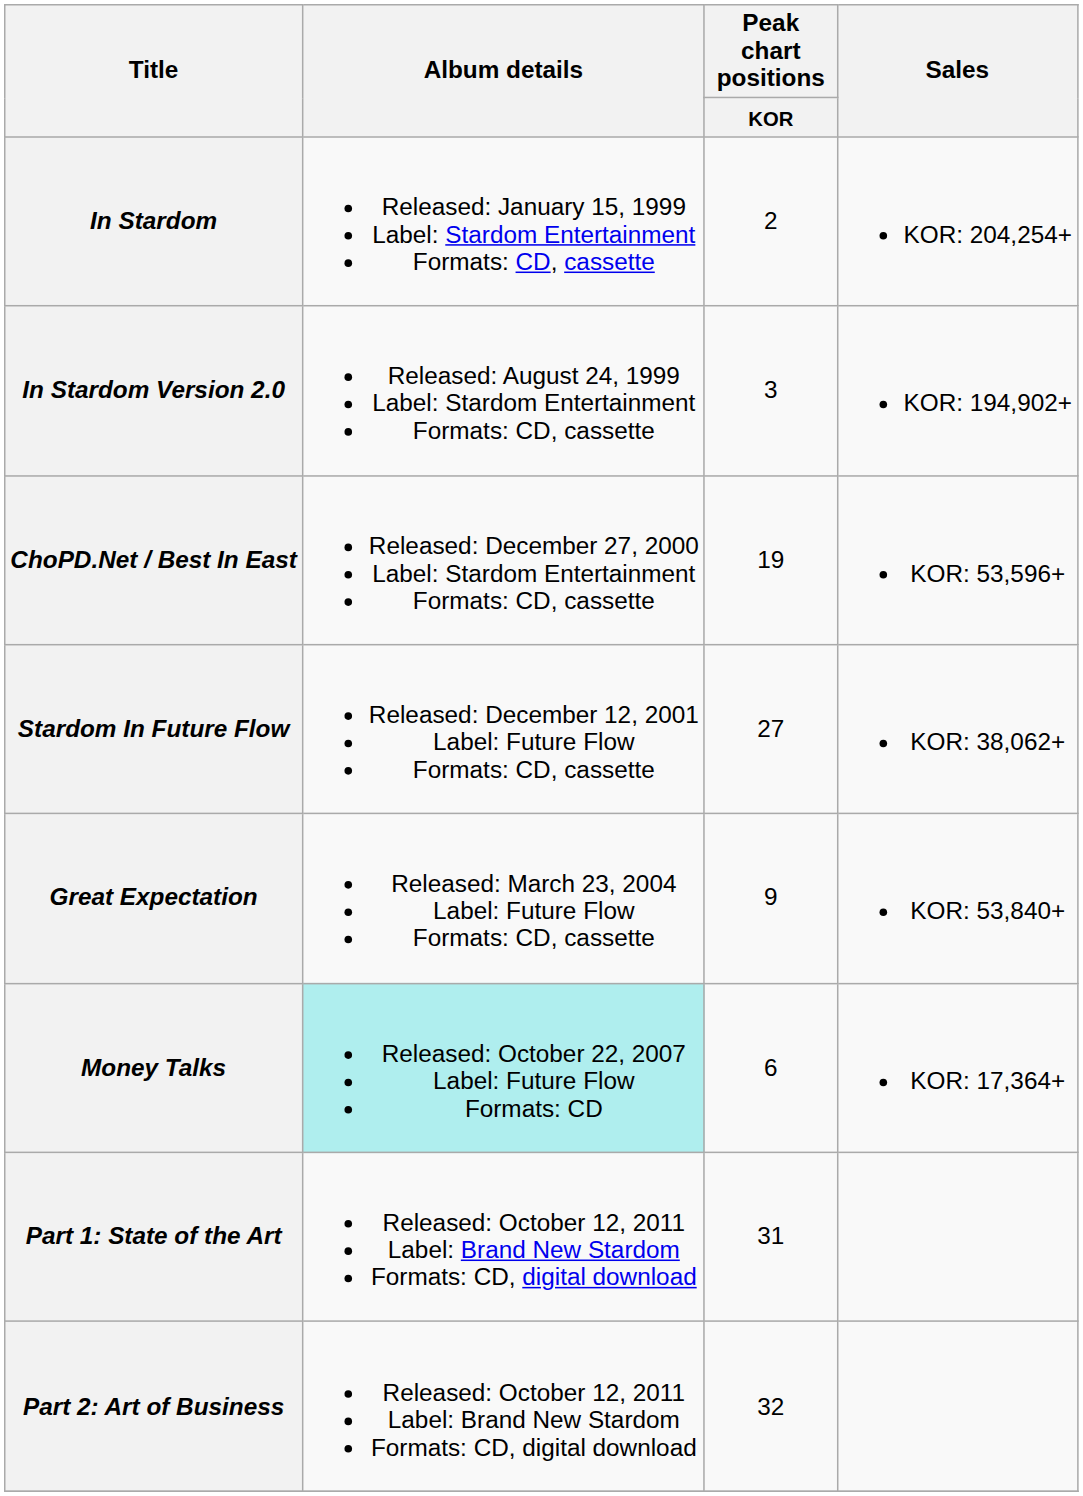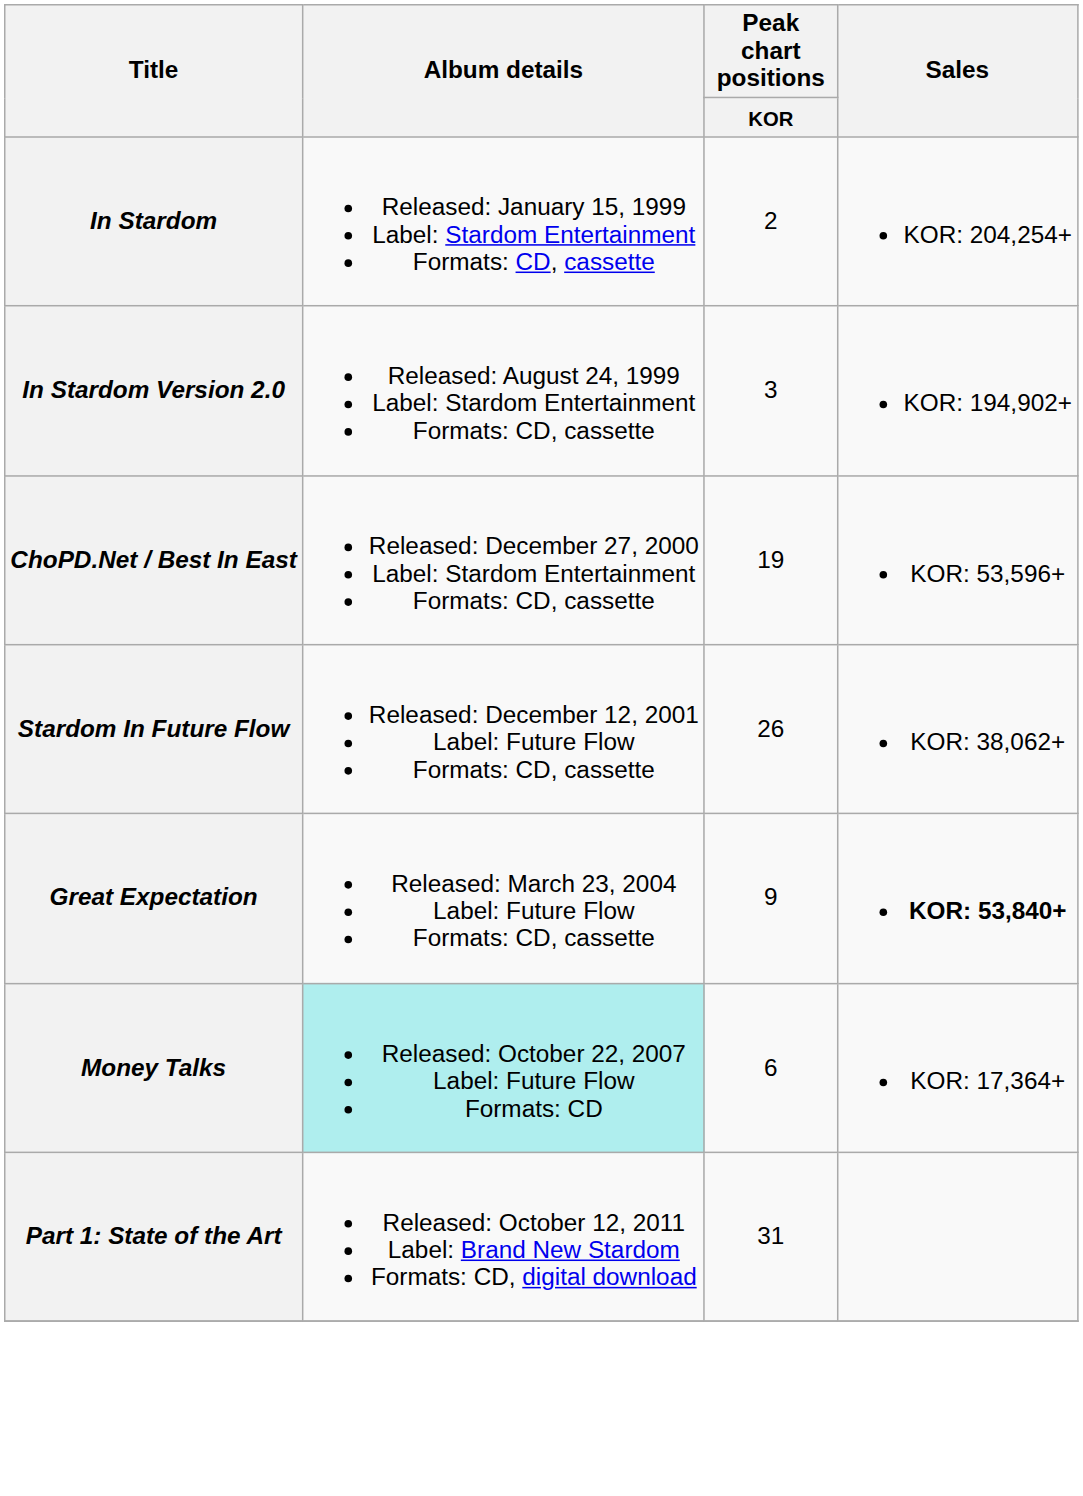(771, 728) 27 -> (771, 728) 26
(957, 912) normal -> (957, 912) bold
- row: (154, 1406)
